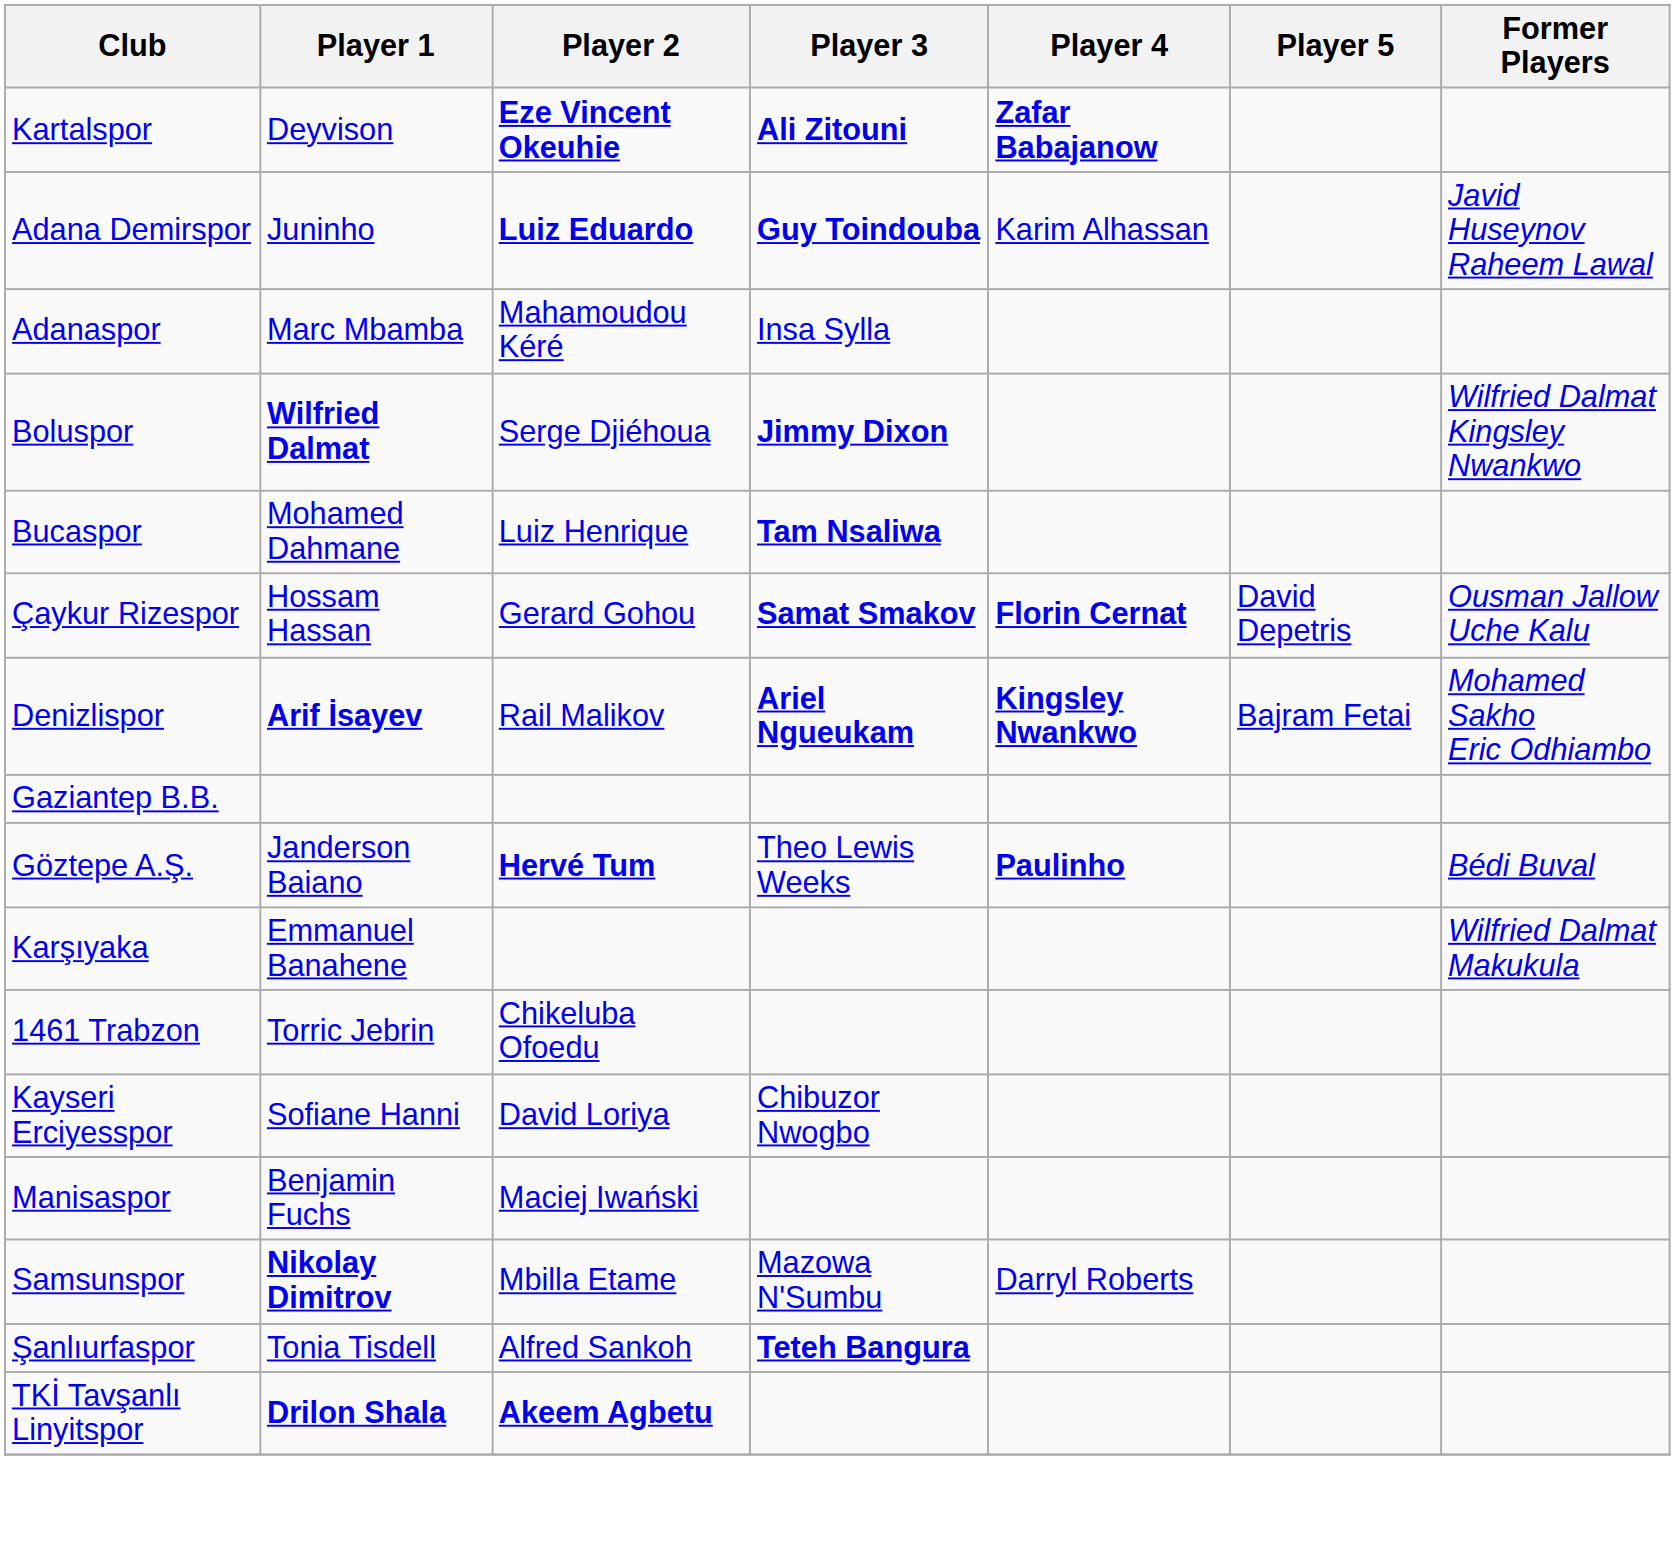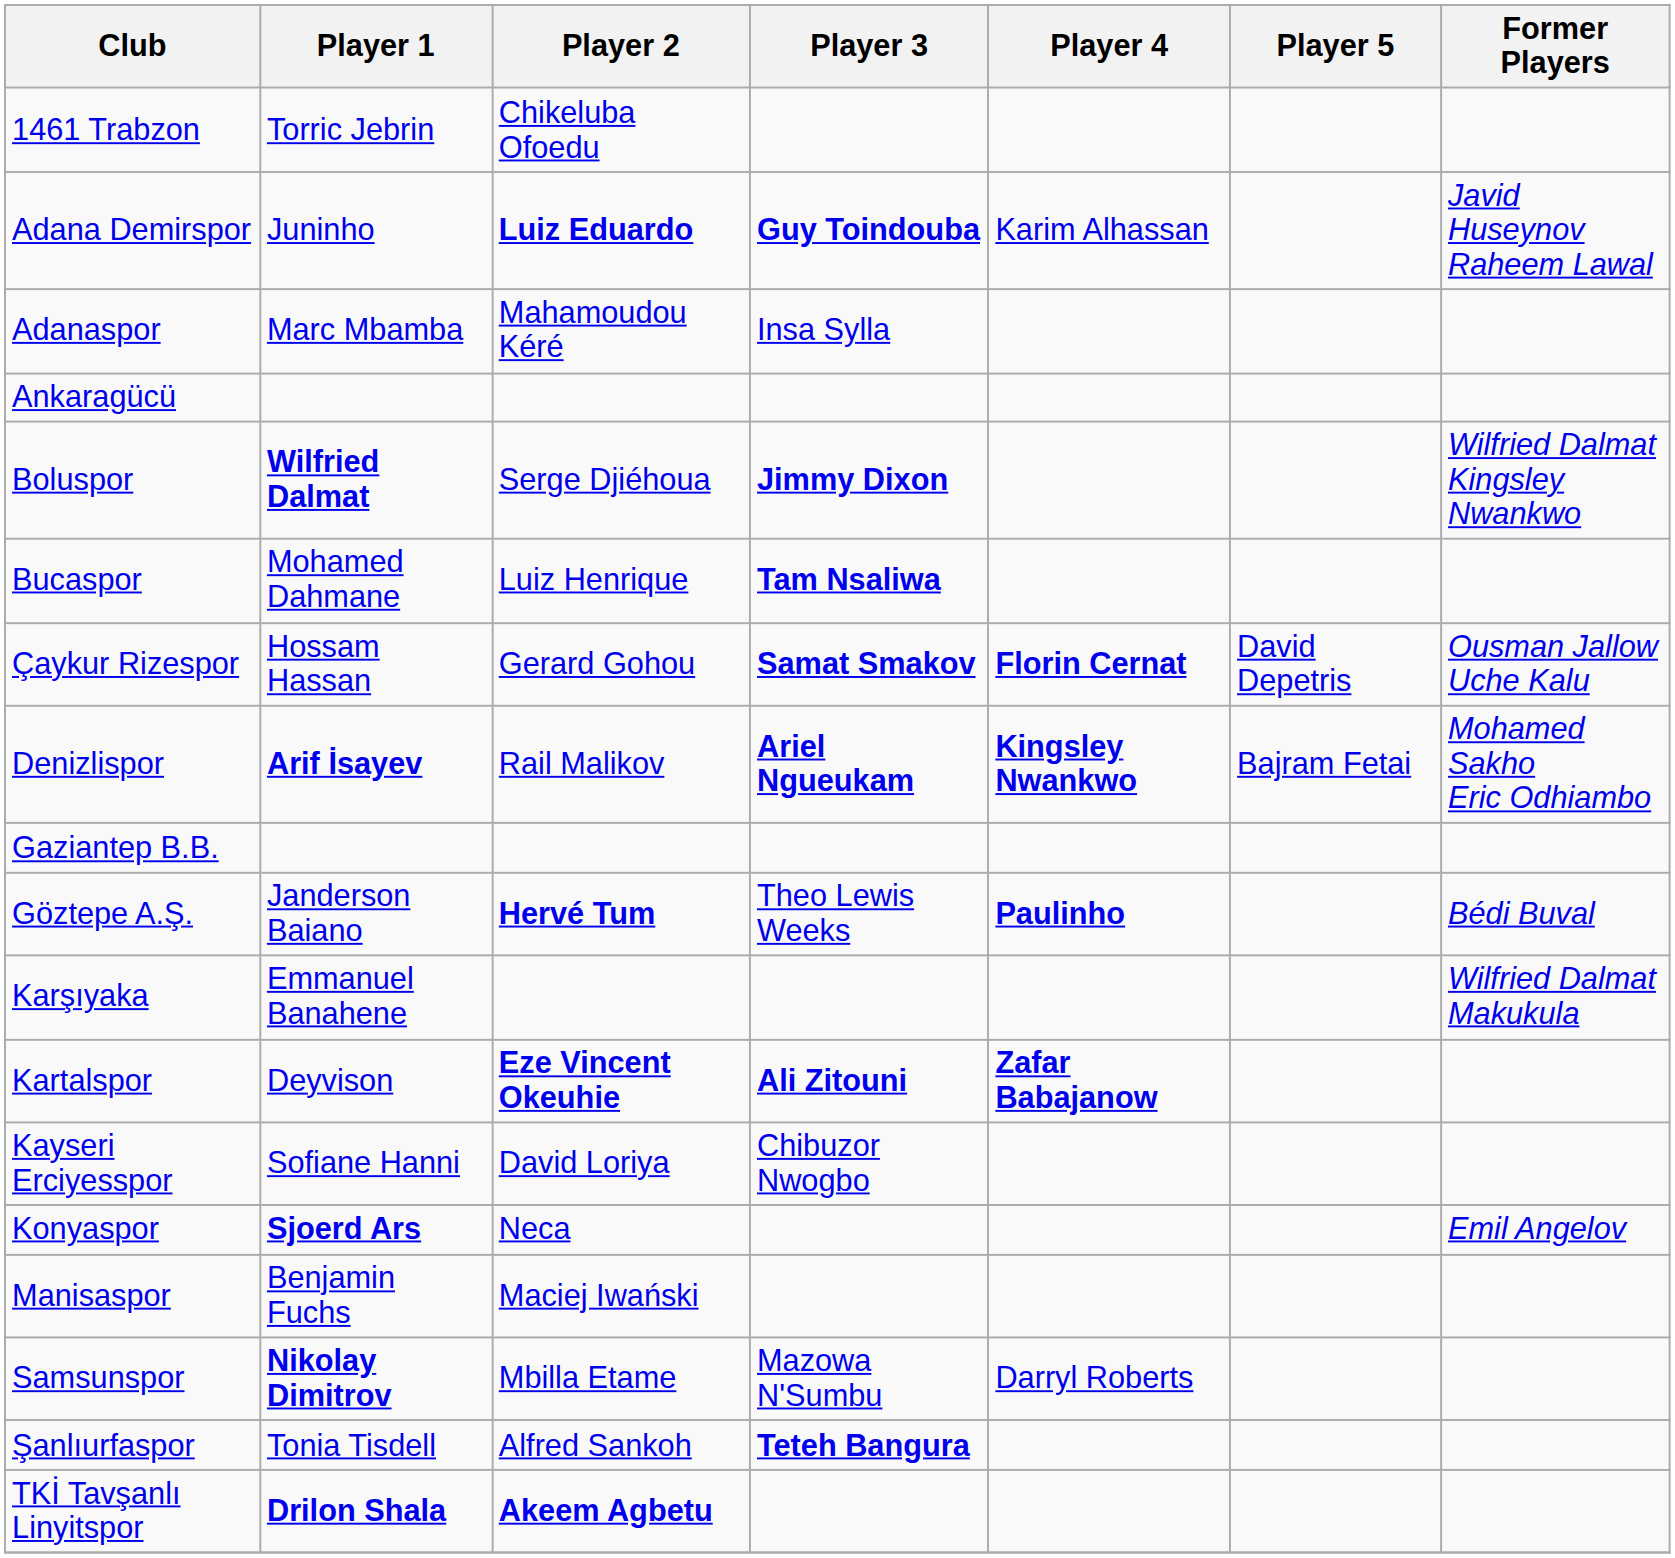rows swapped: (106, 1031) <-> (82, 129)
+ row: (94, 396)
+ row: (85, 1229)
